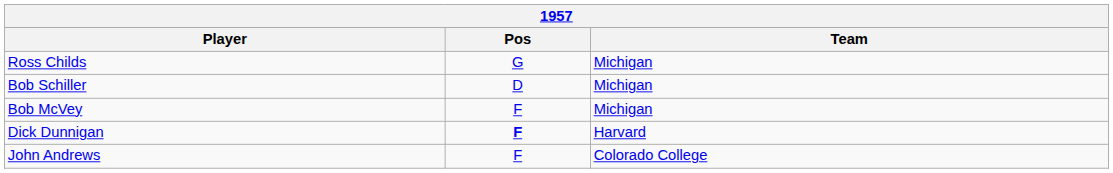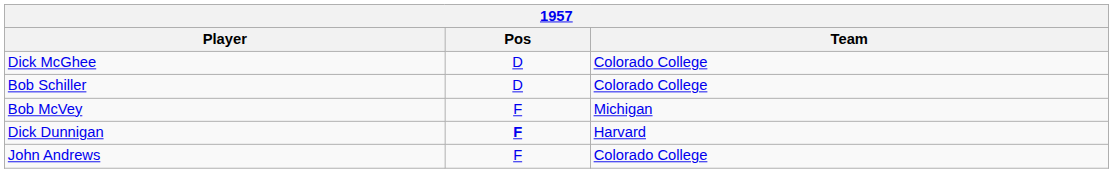- row: (47, 62)
+ row: (52, 62)
(623, 86) Michigan -> (651, 86) Colorado College
